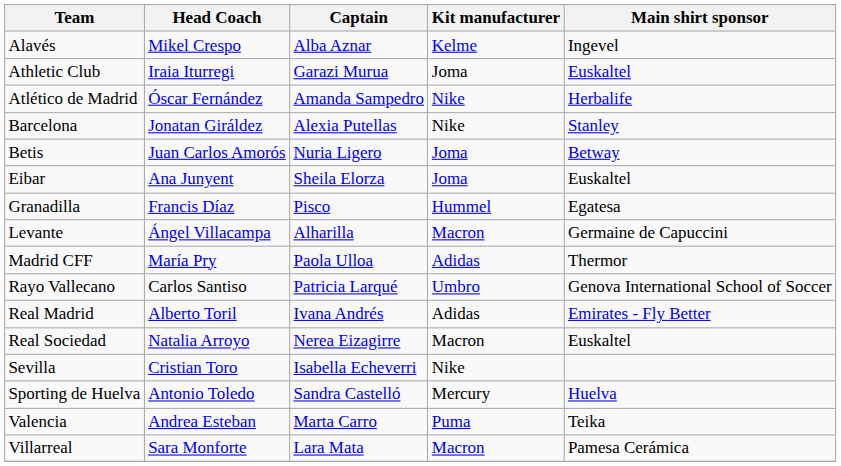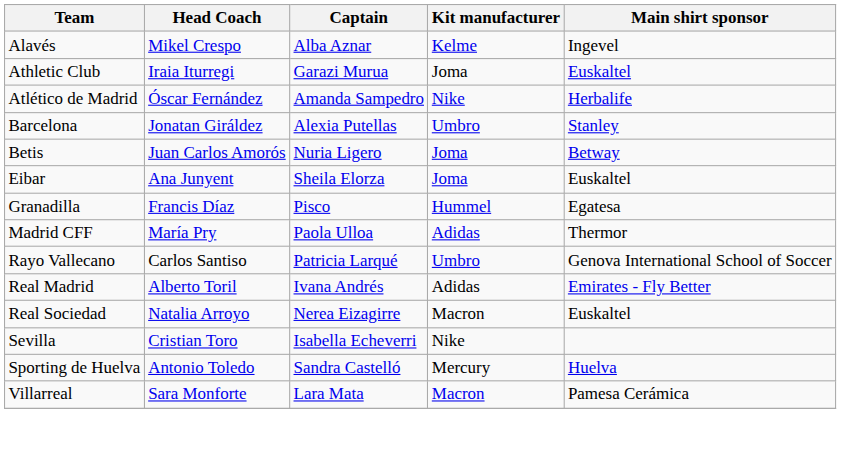(448, 125) Nike -> (456, 125) Umbro
- row: (36, 233)
- row: (38, 421)
